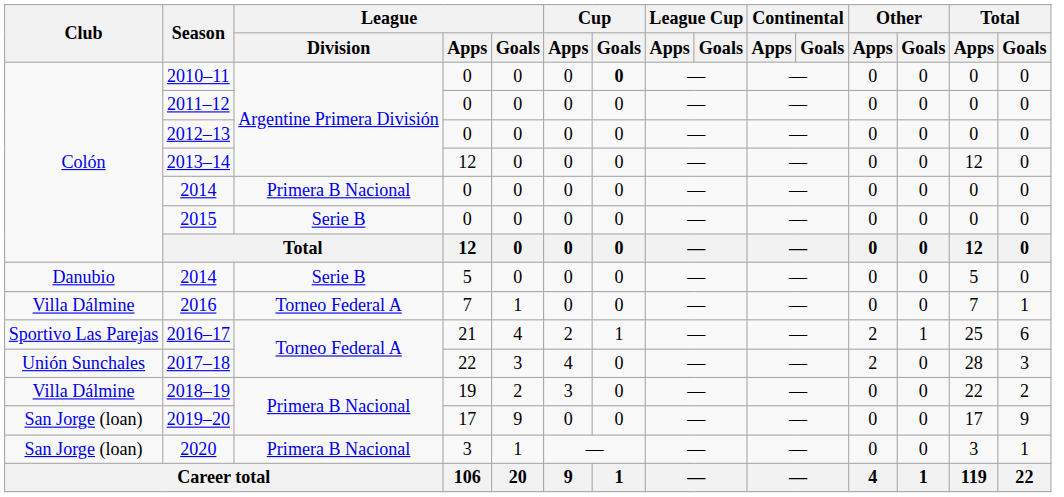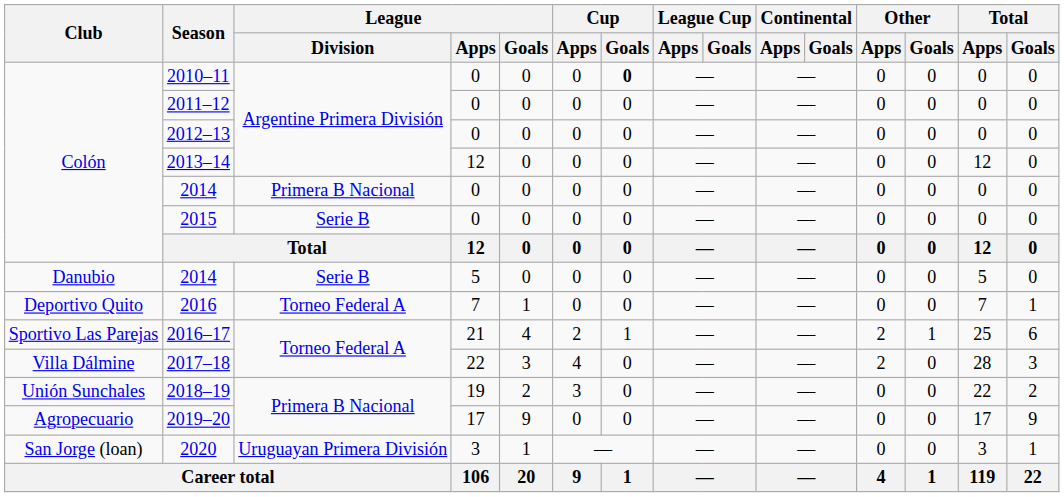(84, 305) Villa Dálmine -> (84, 305) Deportivo Quito
(84, 362) Unión Sunchales -> (84, 362) Villa Dálmine
(84, 391) Villa Dálmine -> (84, 391) Unión Sunchales
(84, 420) San Jorge (loan) -> (84, 420) Agropecuario
(339, 448) Primera B Nacional -> (343, 448) Uruguayan Primera División
